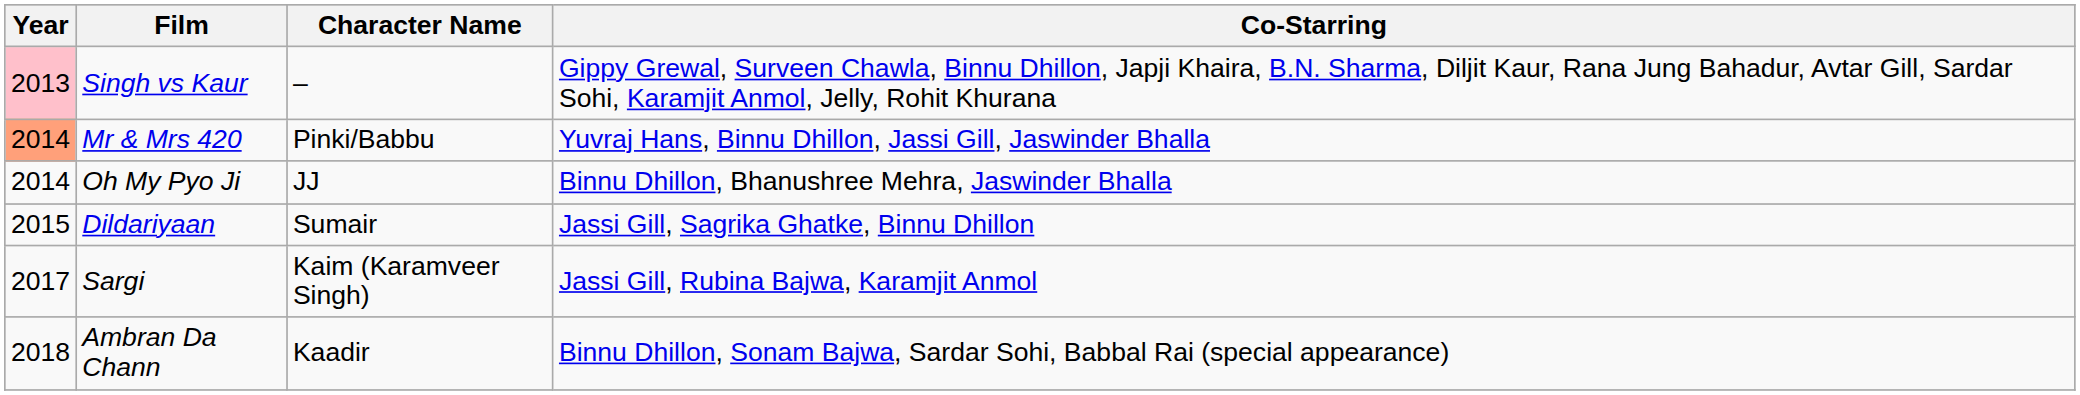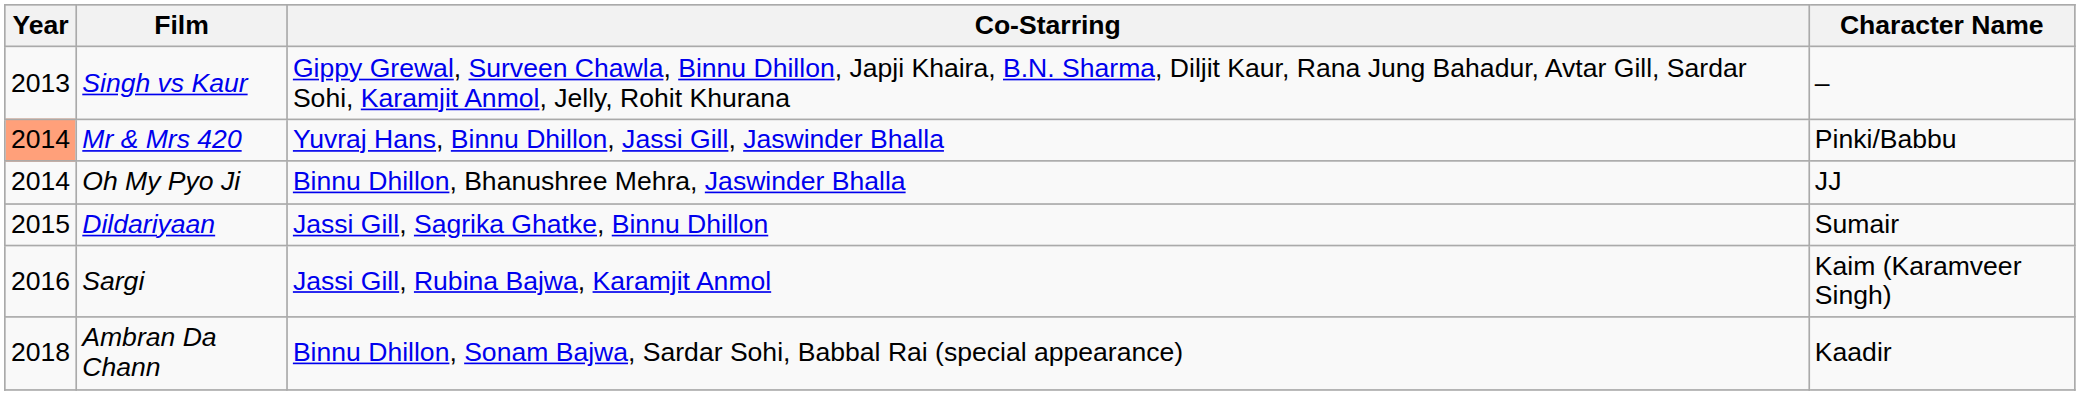columns swapped: (420, 25) <-> (1314, 25)
(40, 82) pink background -> (40, 82) no background
(40, 280) 2017 -> (40, 280) 2016
